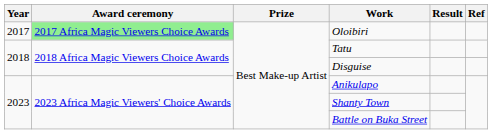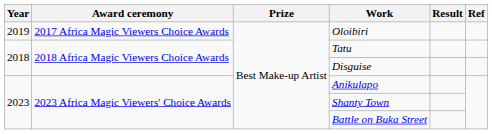(18, 31) 2017 -> (18, 31) 2019
(132, 31) lightgreen background -> (132, 31) no background
